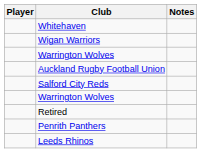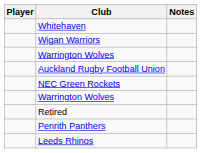- row: (20, 84)
+ row: (20, 84)
